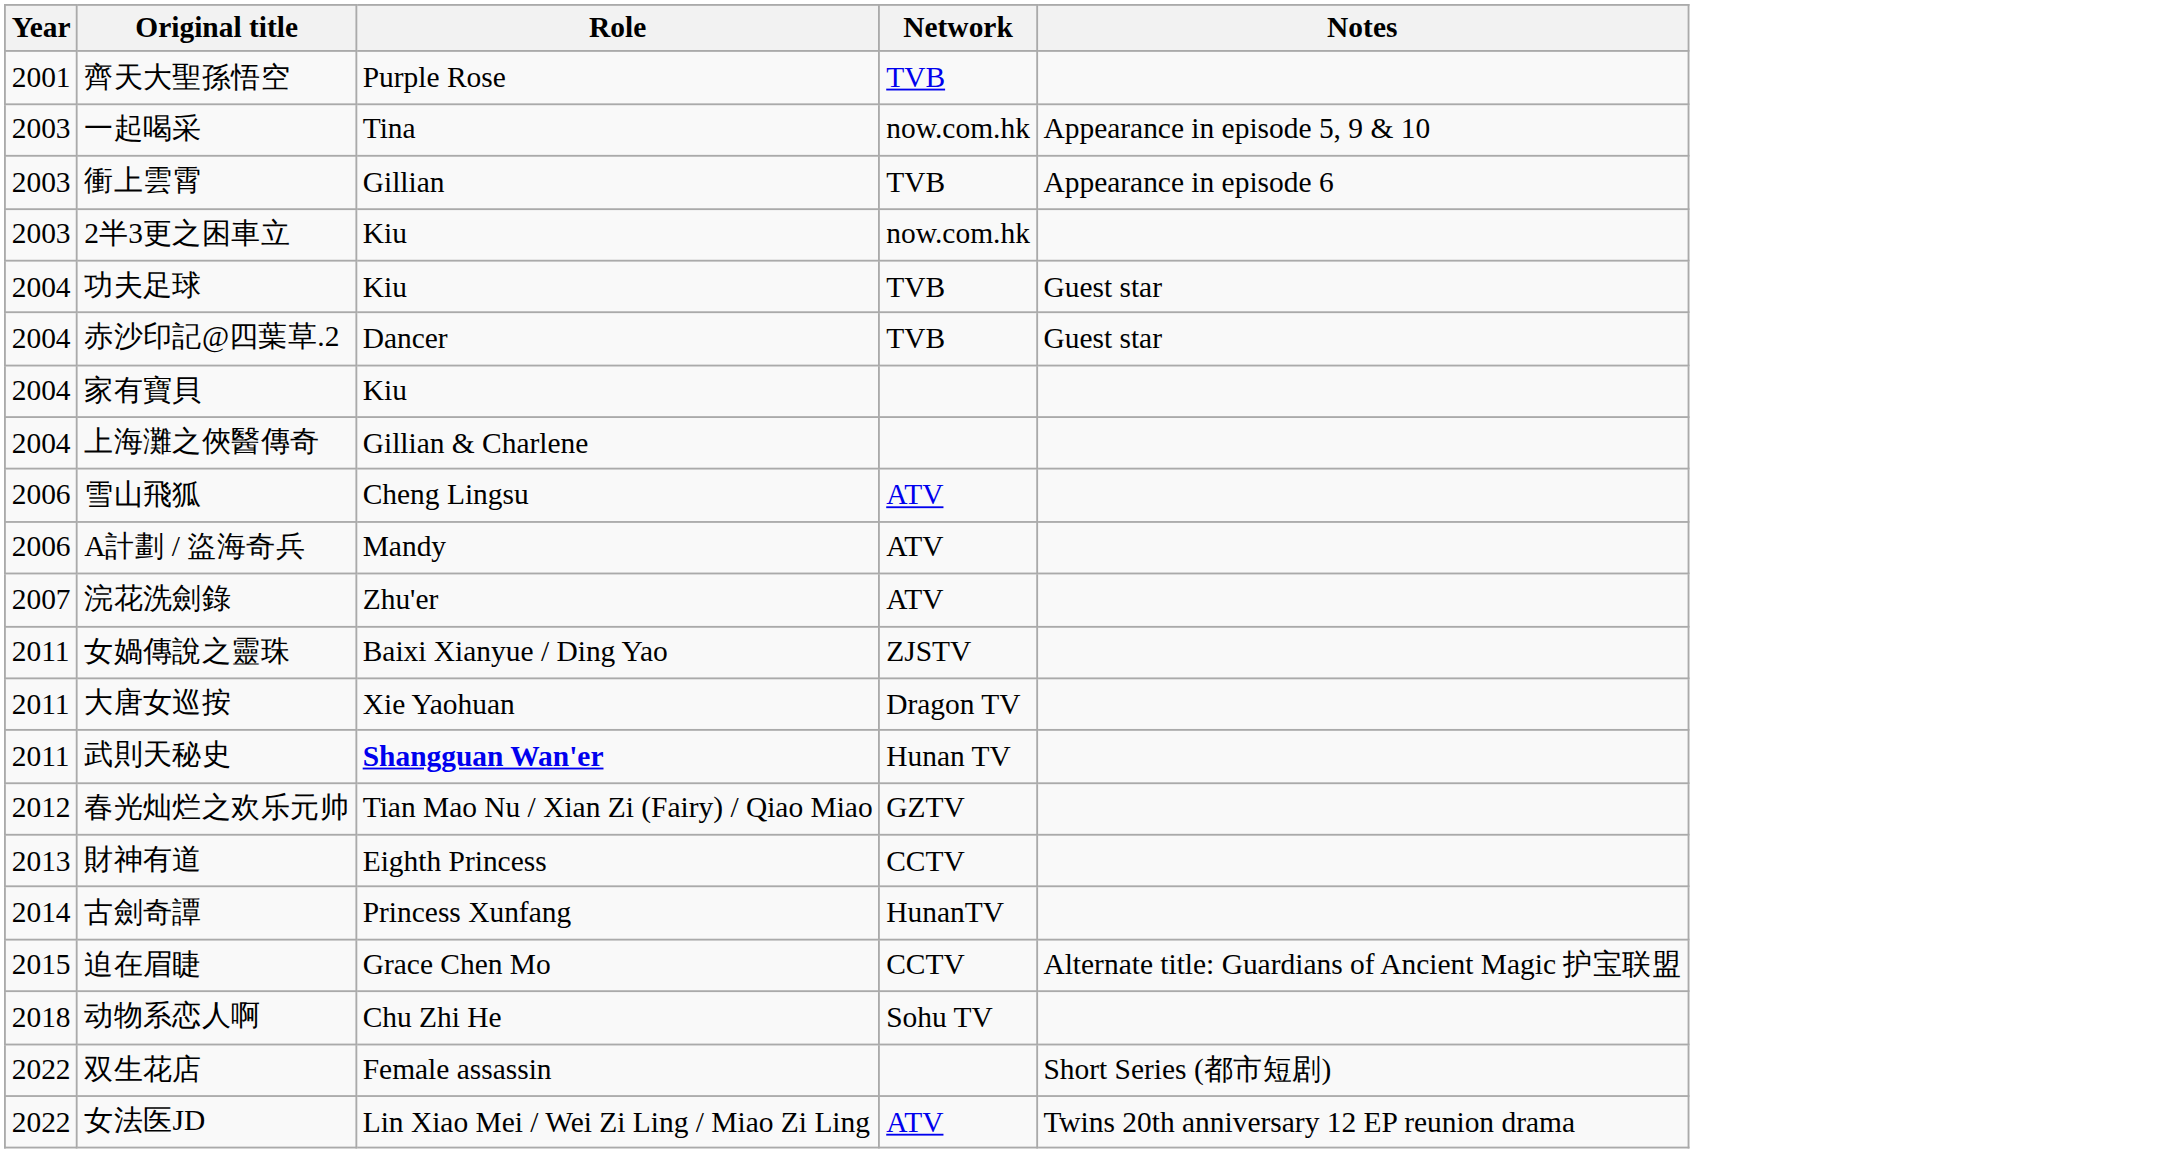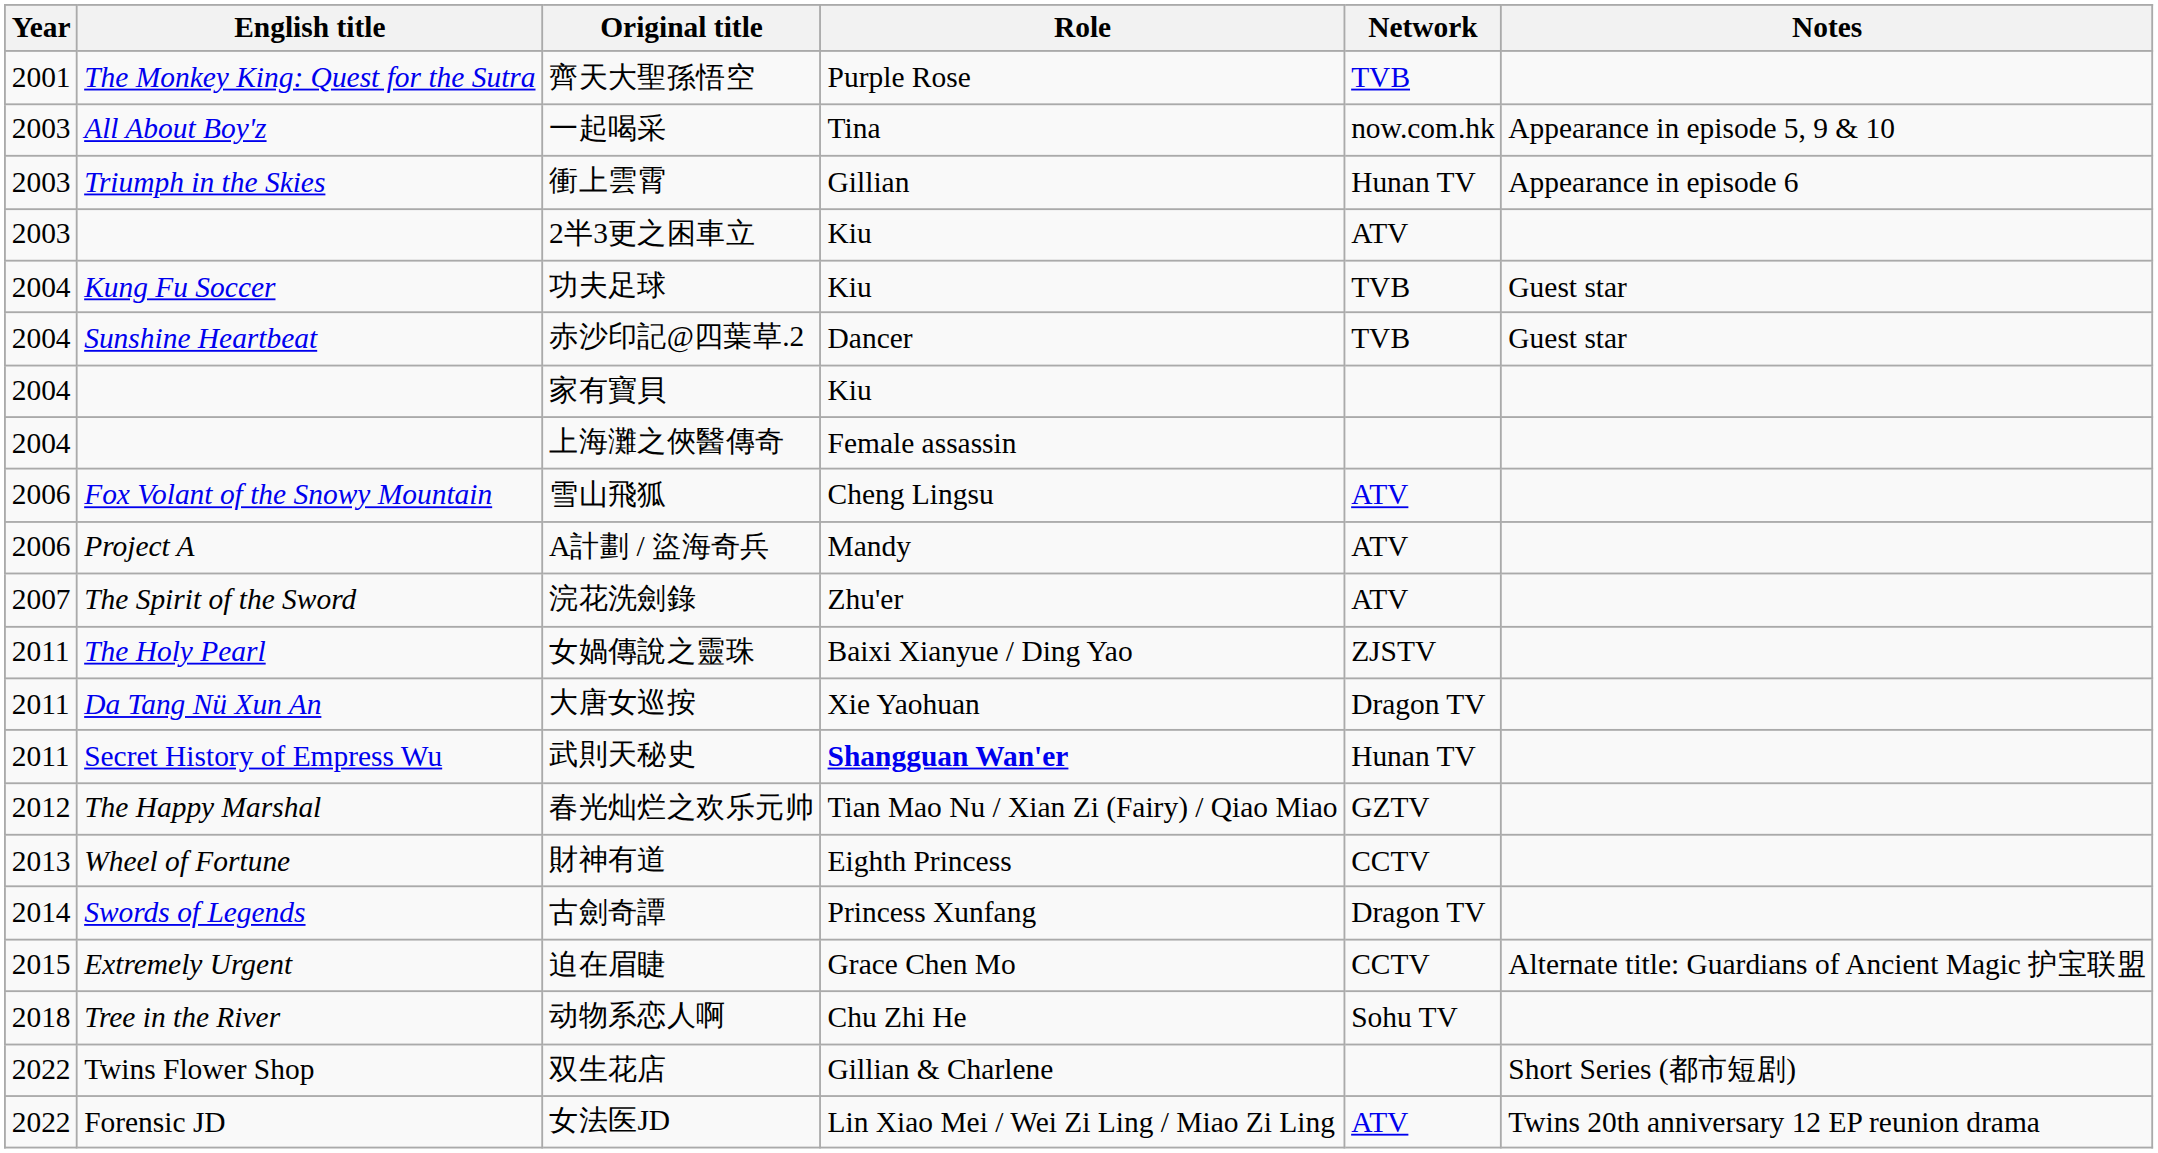+ column: (310, 27)
(916, 181) TVB -> (1413, 181) Hunan TV
(958, 233) now.com.hk -> (1380, 233) ATV
(476, 442) Gillian & Charlene -> (922, 442) Female assassin
(945, 912) HunanTV -> (1418, 912) Dragon TV
(457, 1069) Female assassin -> (940, 1069) Gillian & Charlene
